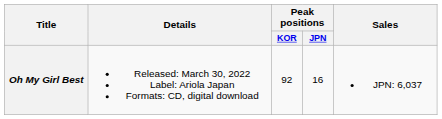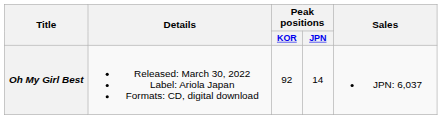(318, 80) 16 -> (318, 80) 14
